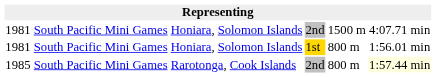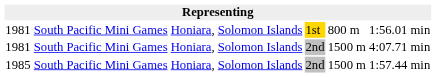rows swapped: (18, 47) <-> (18, 29)
(233, 64) Rarotonga, Cook Islands -> (237, 64) Honiara, Solomon Islands
(344, 64) 800 m -> (347, 64) 1500 m
(400, 64) lightyellow background -> (400, 64) no background
